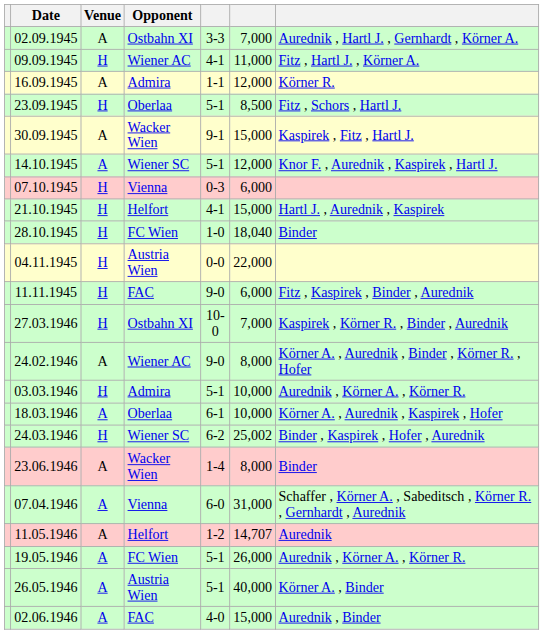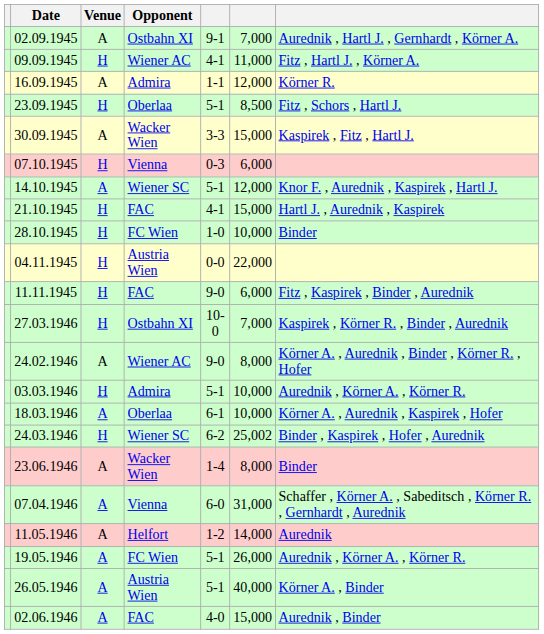(215, 37) 3-3 -> (215, 37) 9-1
(215, 135) 9-1 -> (215, 135) 3-3
rows swapped: (46, 187) <-> (46, 165)
(148, 210) Helfort -> (141, 210) FAC
(253, 232) 18,040 -> (253, 232) 10,000
(253, 534) 14,707 -> (253, 534) 14,000
